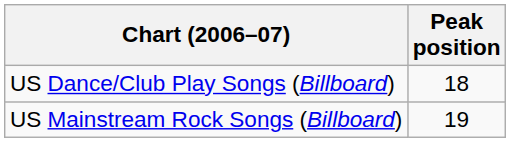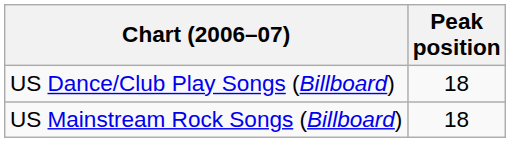(457, 119) 19 -> (457, 119) 18
